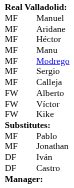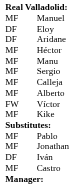+ row: (45, 28)
(11, 28) MF -> (11, 39) DF
- row: (53, 61)
(12, 93) FW -> (12, 93) MF
(12, 114) FW -> (12, 114) MF
(11, 168) DF -> (12, 168) MF
